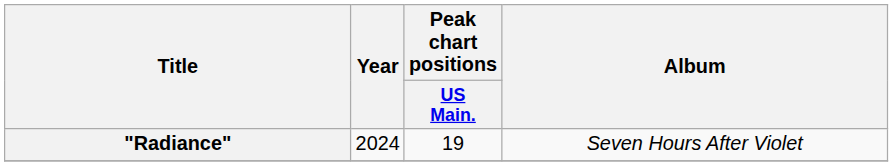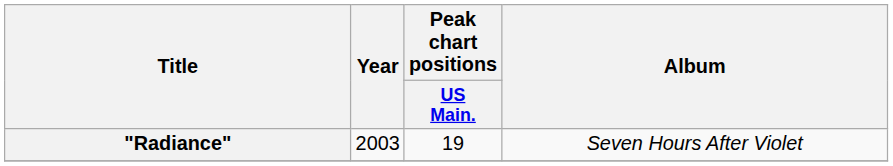(378, 144) 2024 -> (378, 144) 2003
